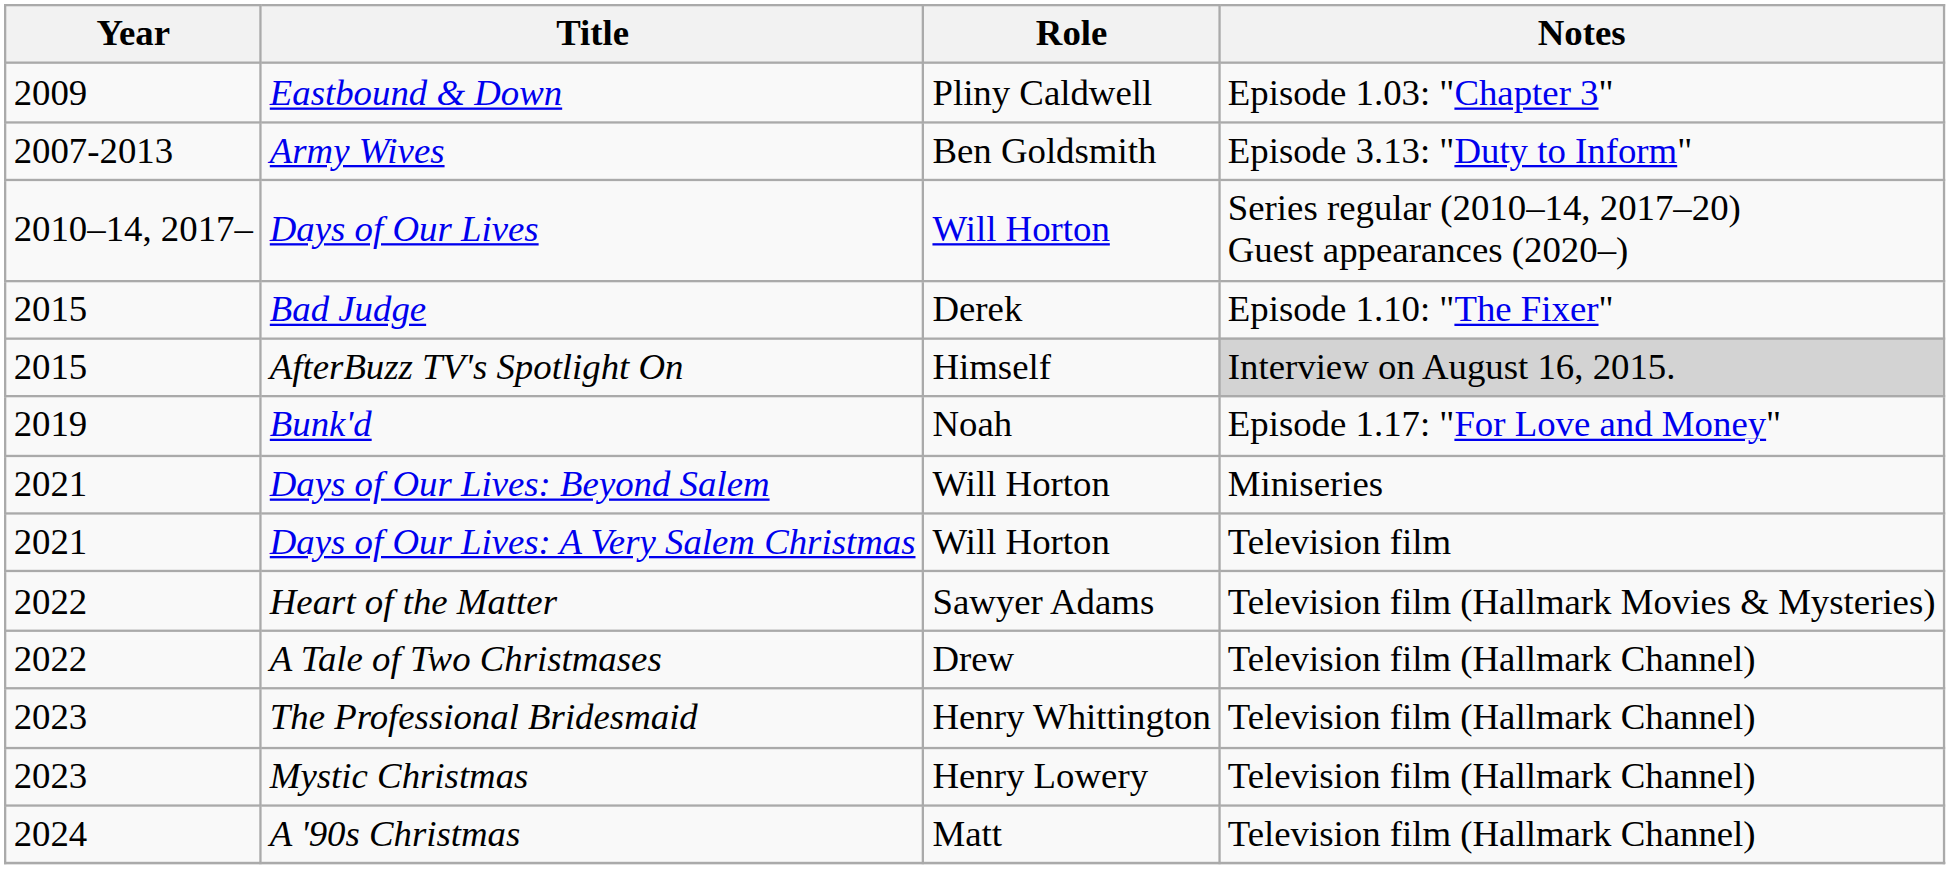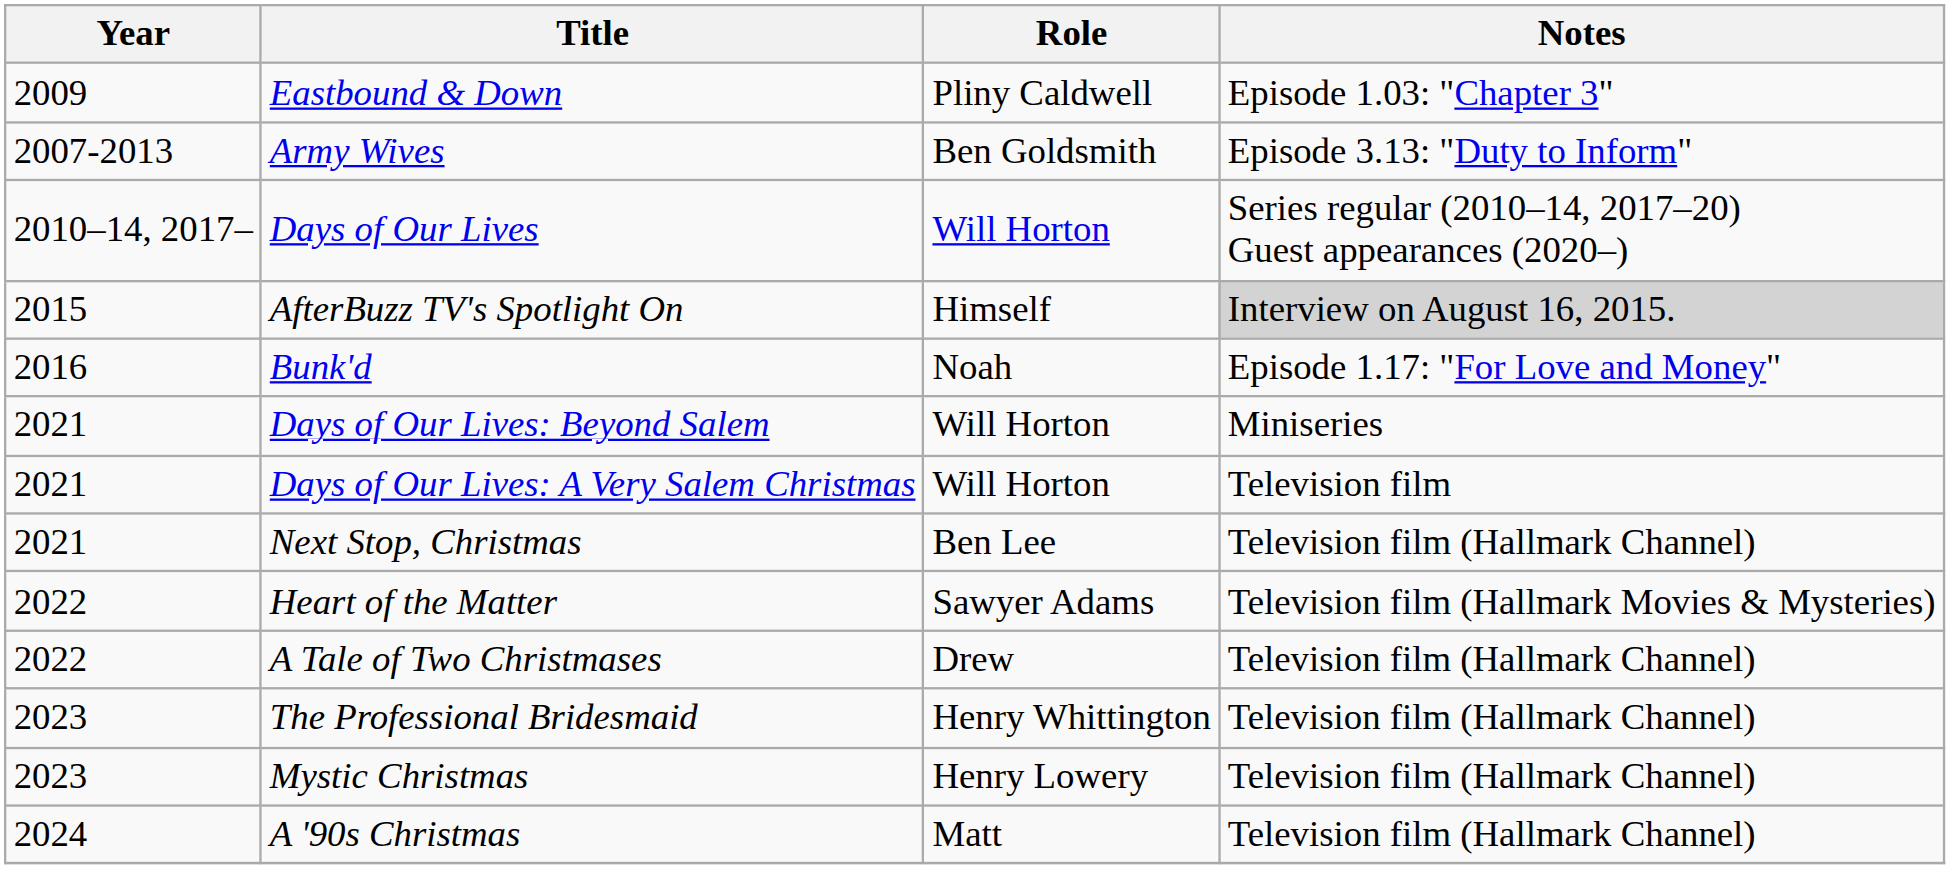- row: (348, 308)
(50, 425) 2019 -> (50, 366) 2016
+ row: (426, 541)
